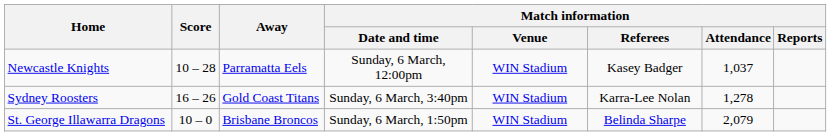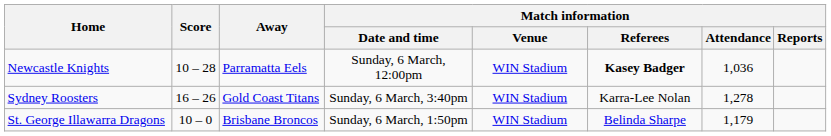(645, 68) normal -> (645, 68) bold
(738, 68) 1,037 -> (738, 68) 1,036
(738, 120) 2,079 -> (738, 120) 1,179
